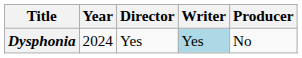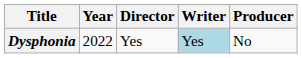(98, 40) 2024 -> (98, 40) 2022
